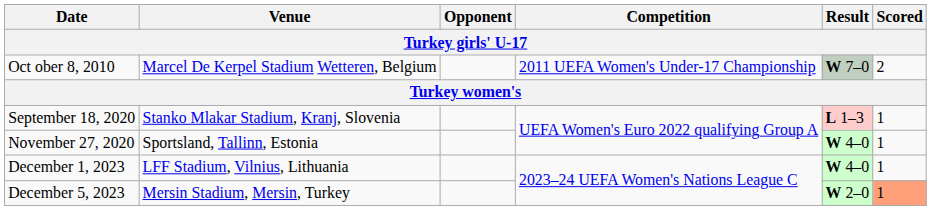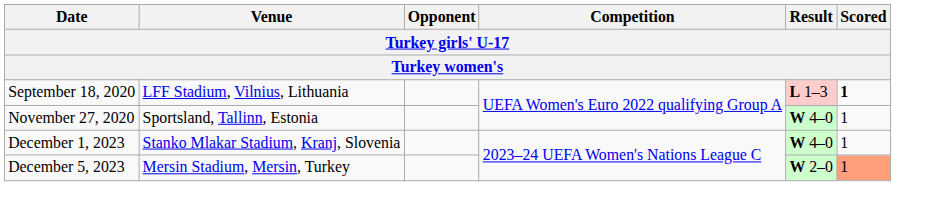- row: (61, 67)
(271, 117) Stanko Mlakar Stadium, Kranj, Slovenia -> (246, 92) LFF Stadium, Vilnius, Lithuania
(880, 117) normal -> (844, 92) bold
(246, 167) LFF Stadium, Vilnius, Lithuania -> (271, 142) Stanko Mlakar Stadium, Kranj, Slovenia
